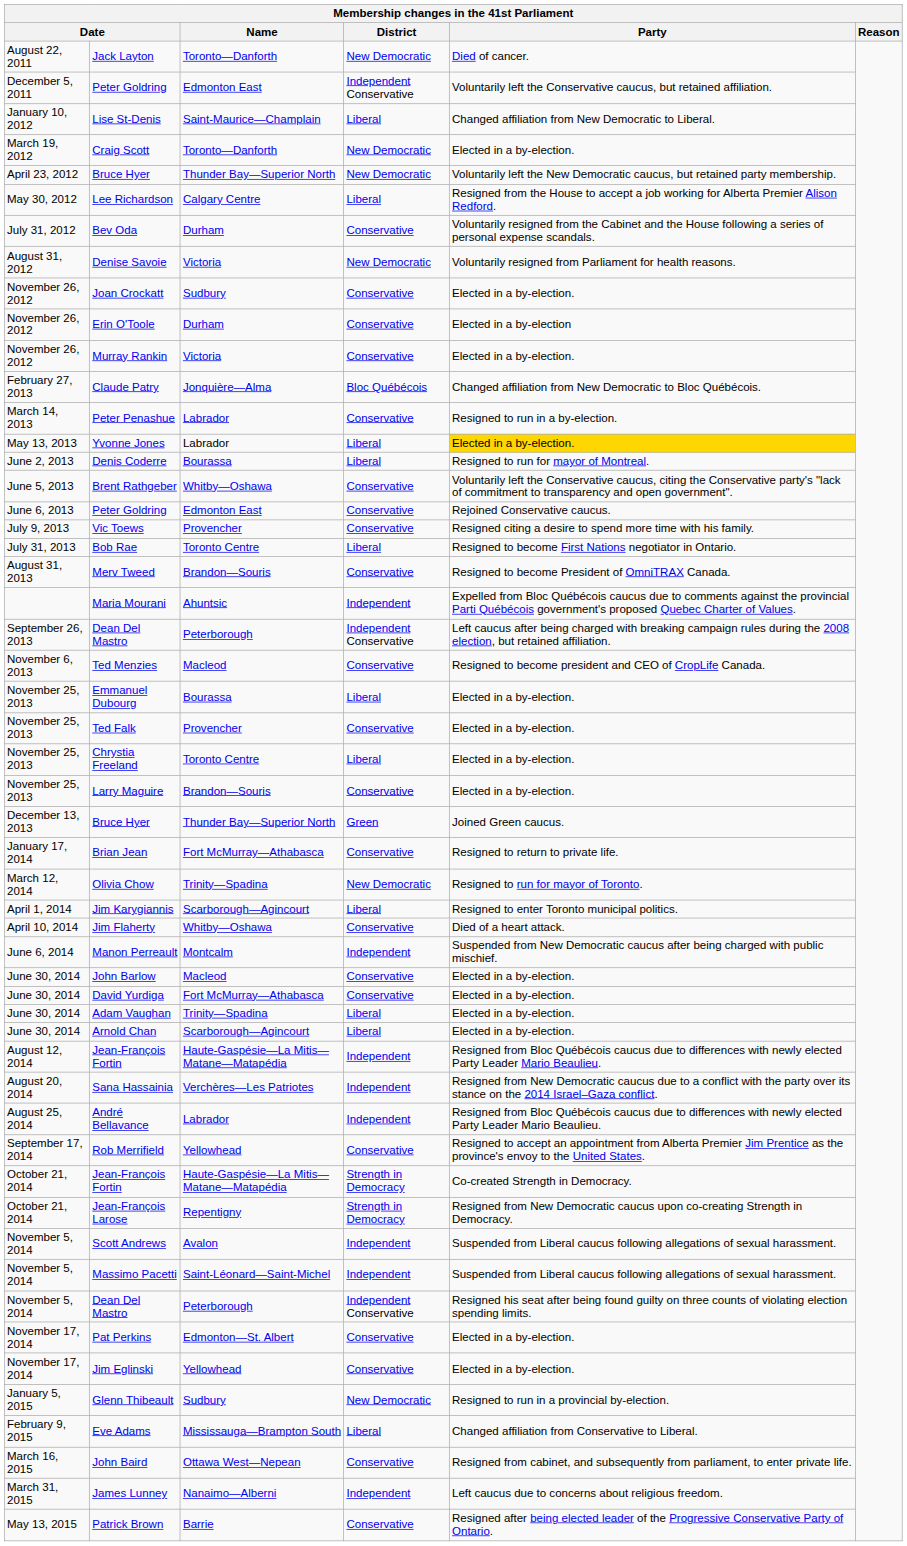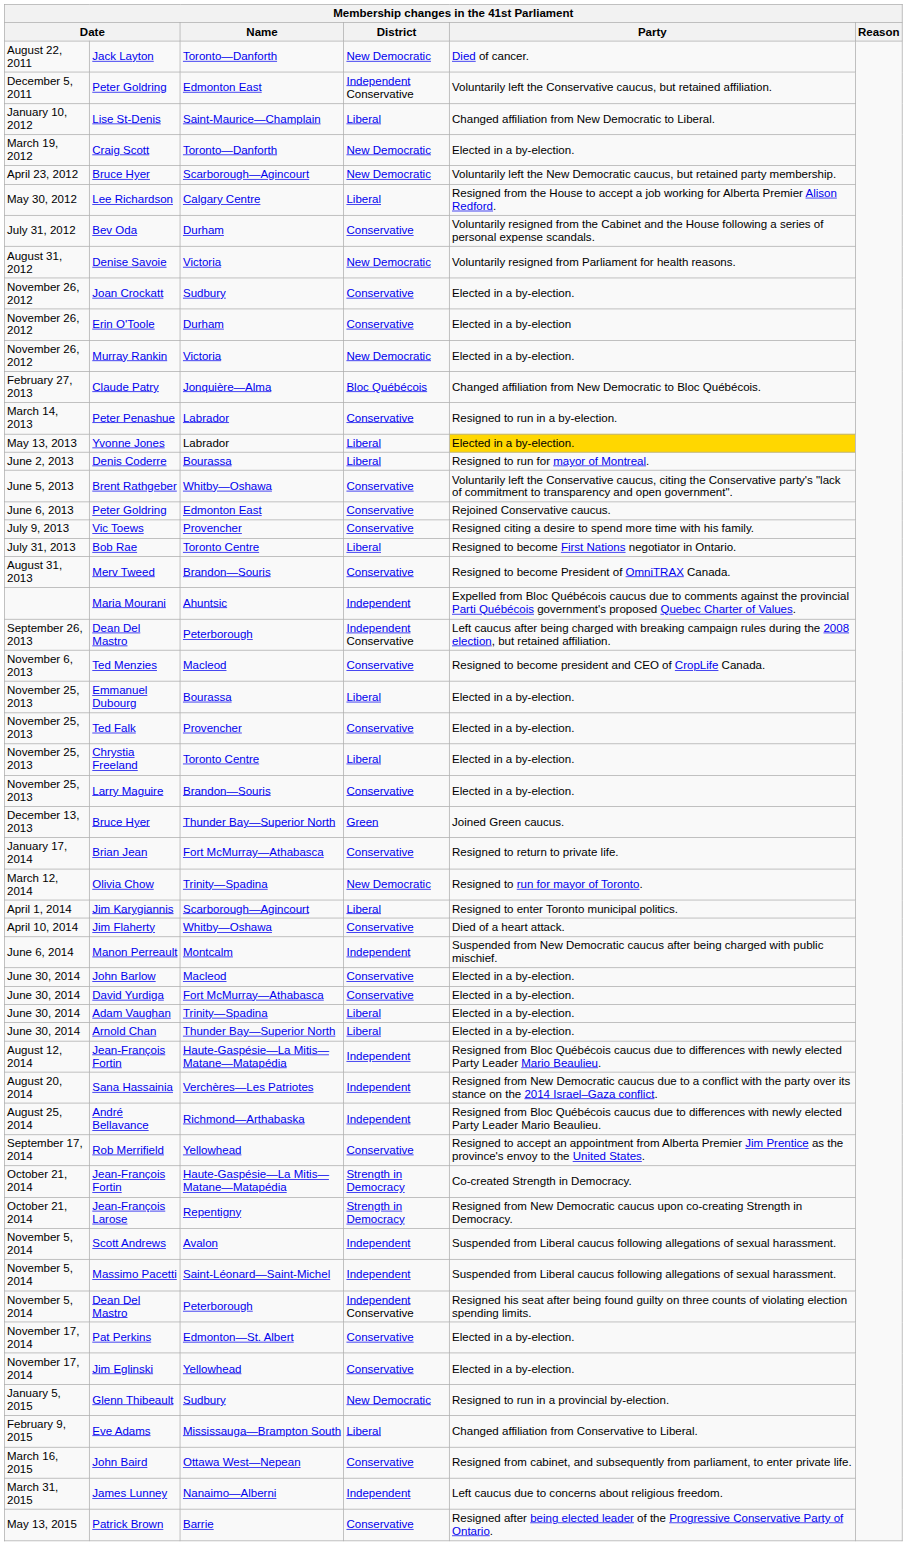(259, 175) Thunder Bay—Superior North -> (246, 175) Scarborough—Agincourt
(380, 355) Conservative -> (389, 355) New Democratic
(246, 1031) Scarborough—Agincourt -> (259, 1031) Thunder Bay—Superior North
(206, 1119) Labrador -> (244, 1119) Richmond—Arthabaska
